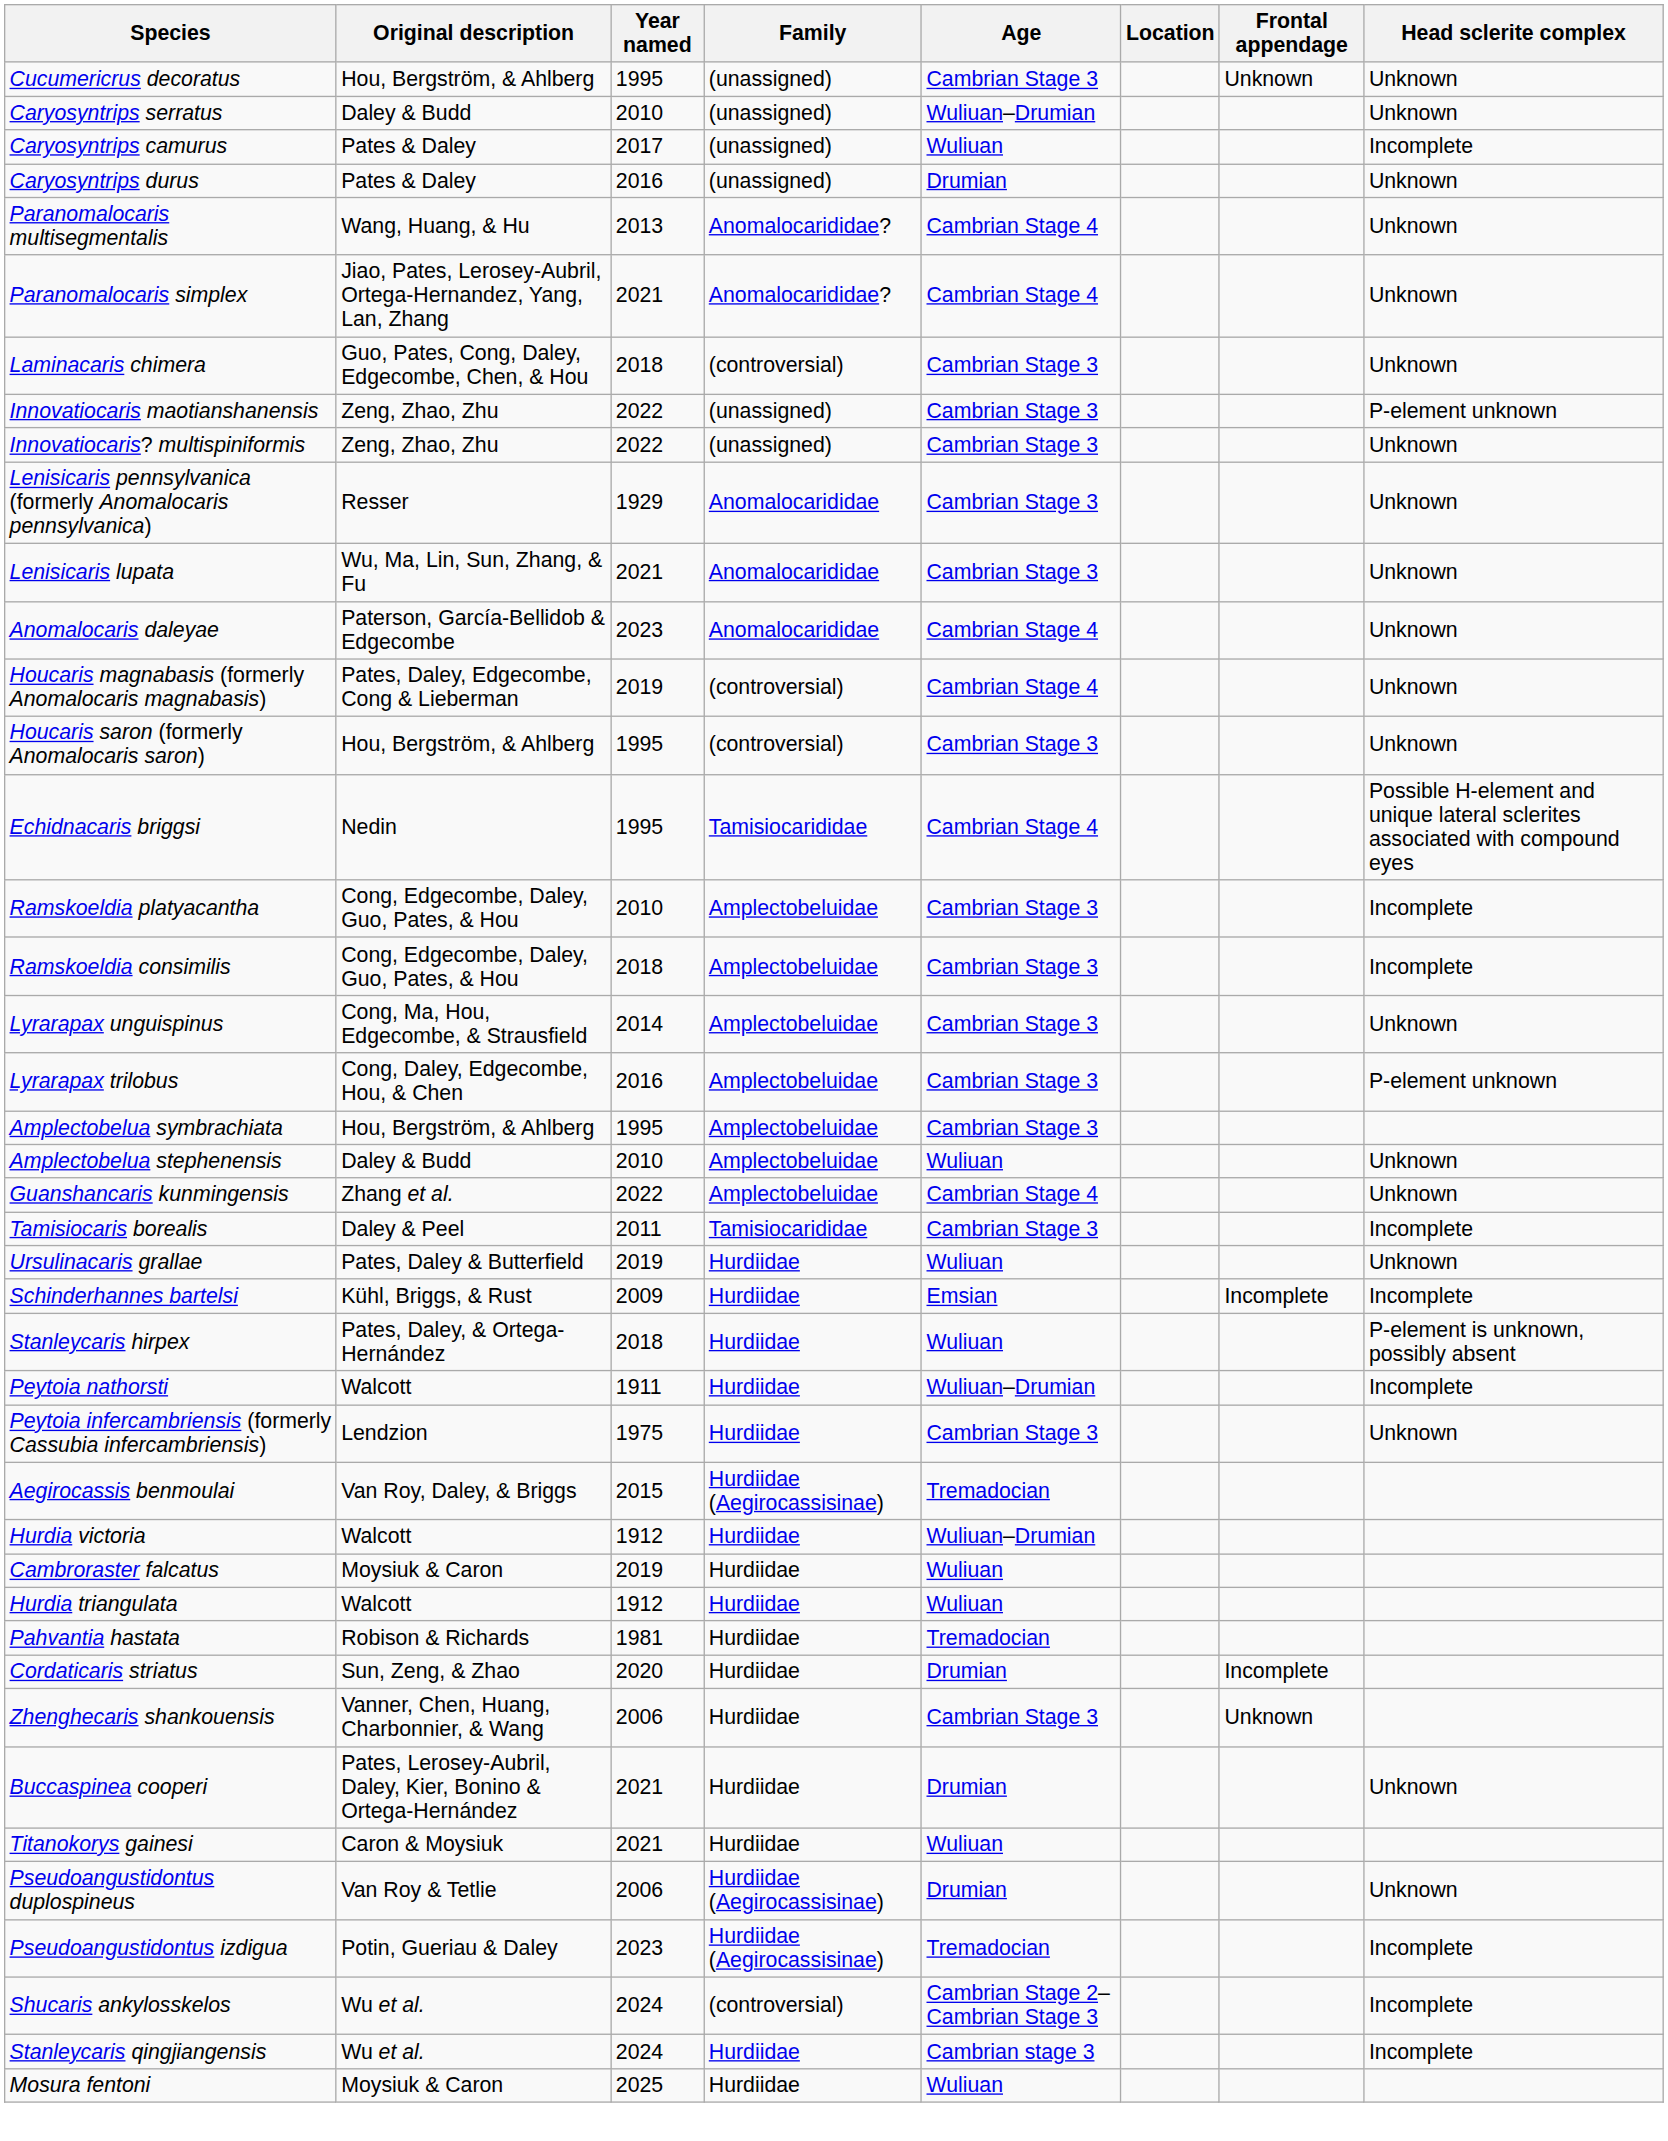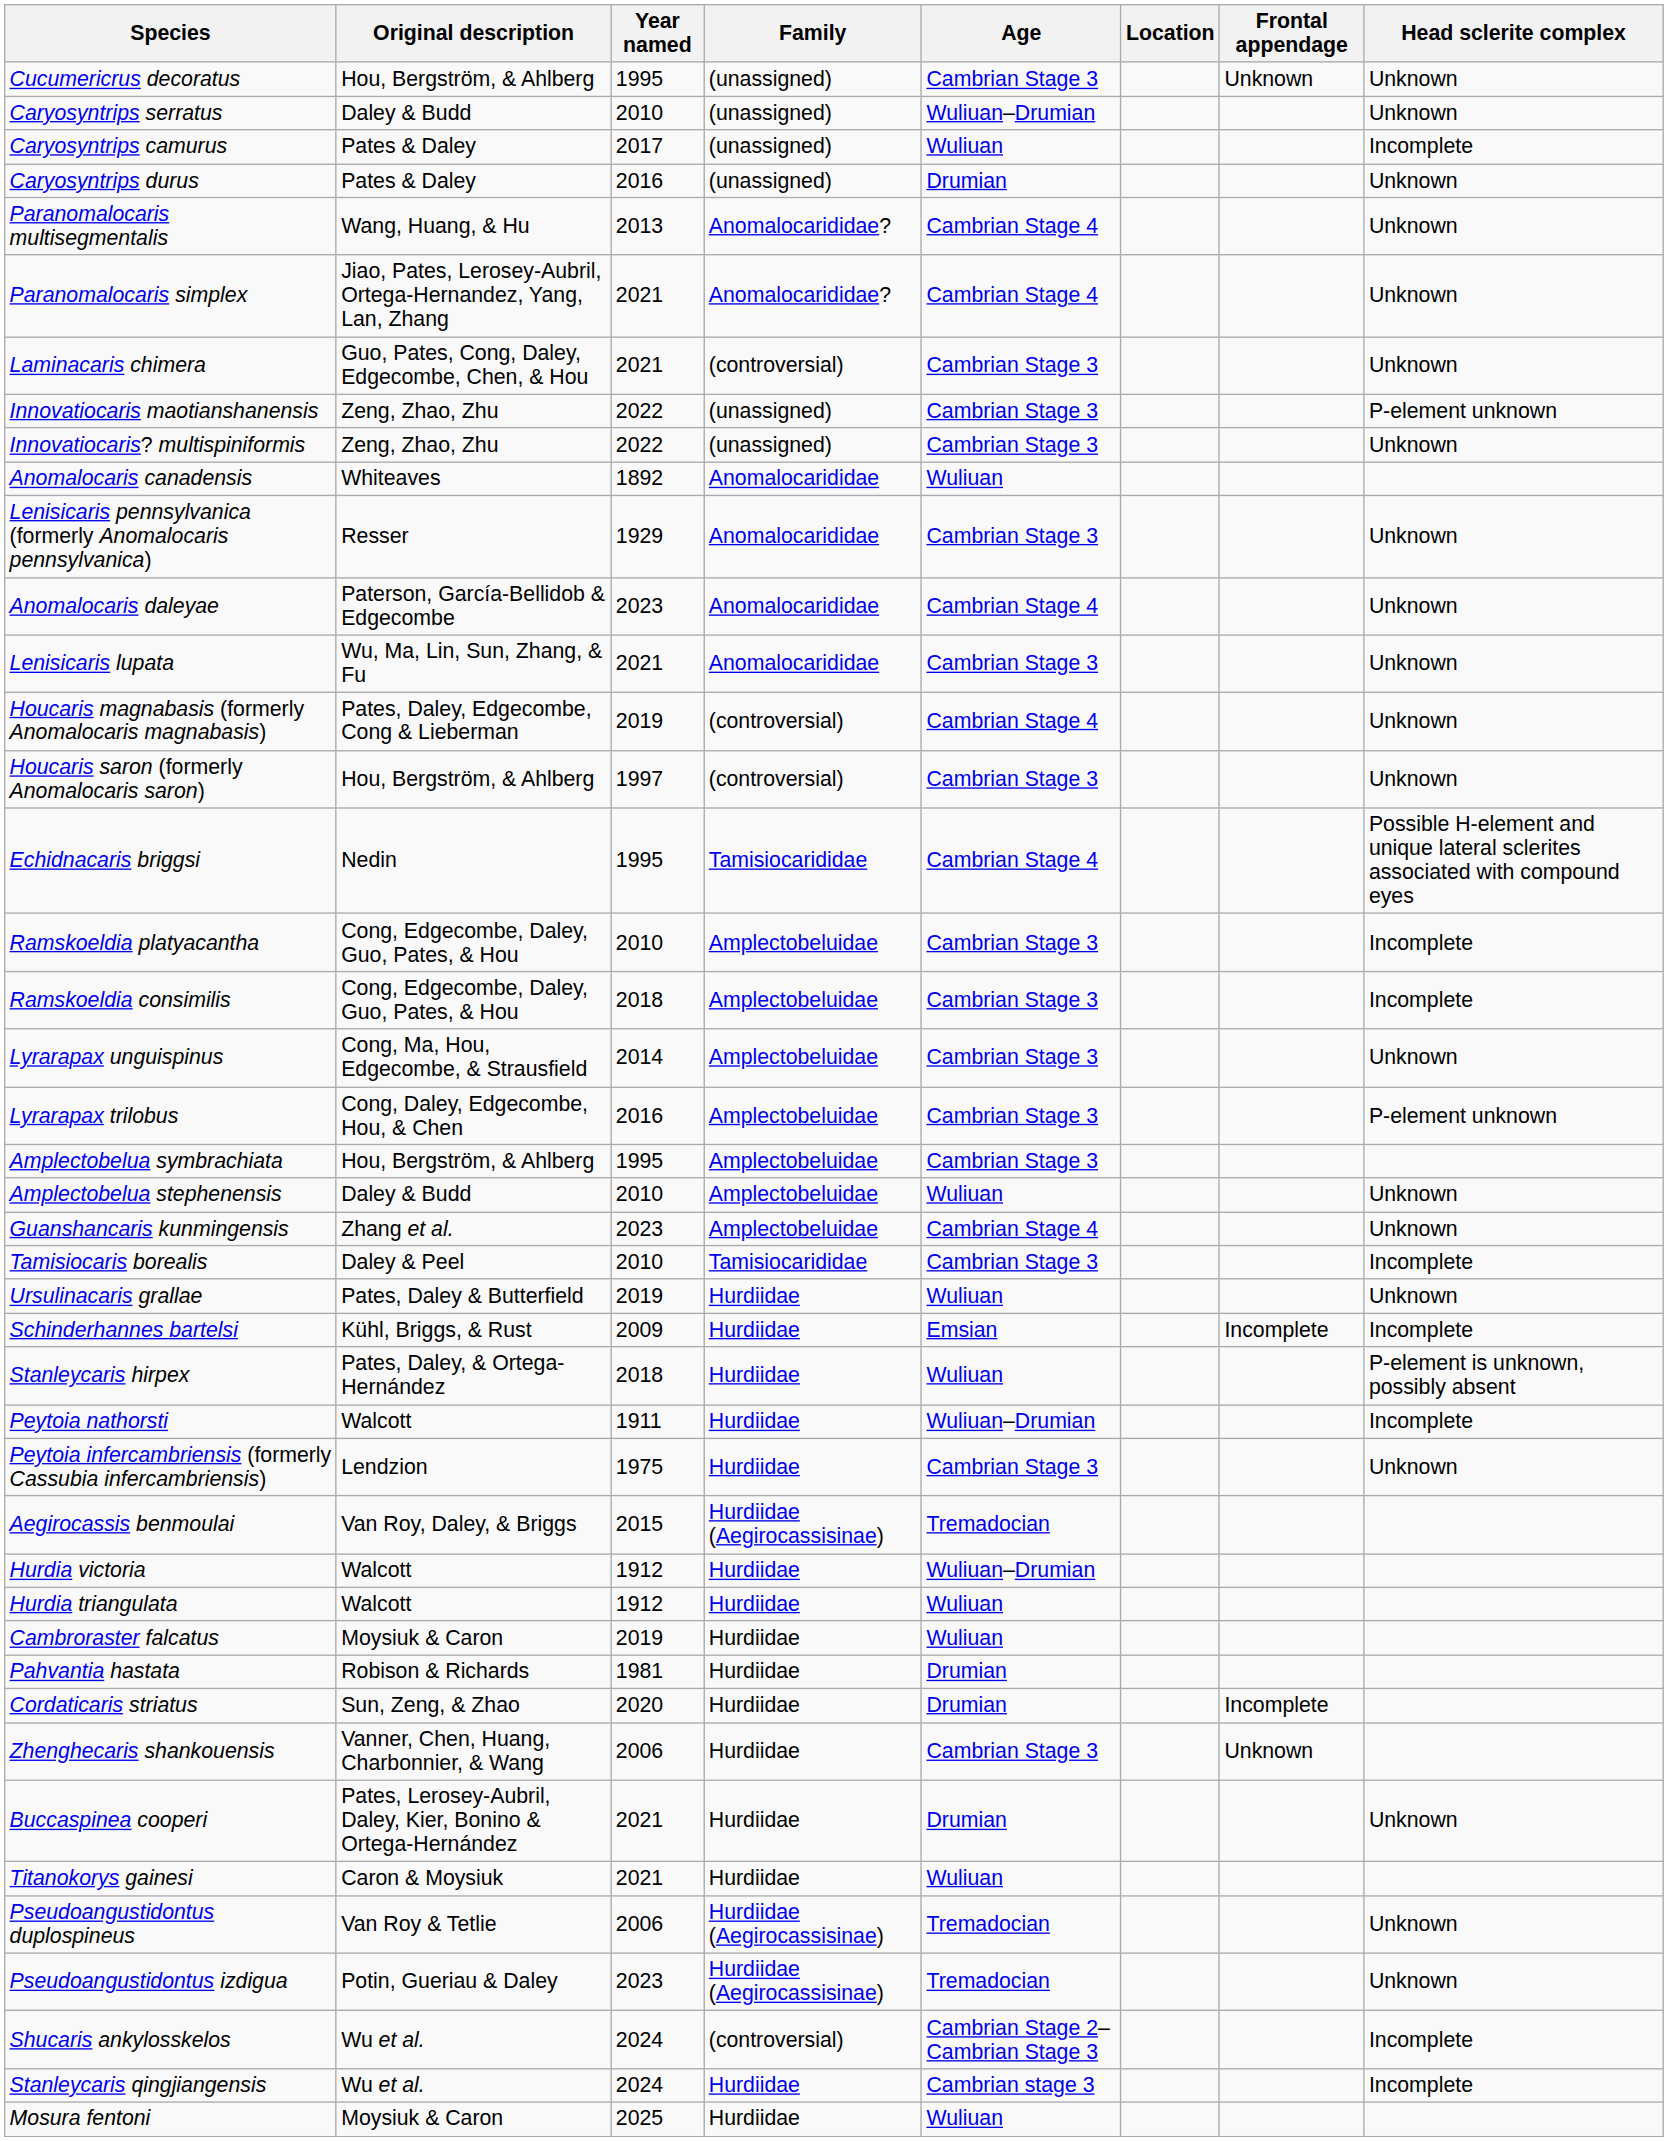(640, 365) 2018 -> (640, 365) 2021
+ row: (131, 478)
rows swapped: (92, 572) <-> (114, 629)
(640, 745) 1995 -> (640, 778) 1997
(640, 1194) 2022 -> (640, 1228) 2023
(639, 1228) 2011 -> (640, 1262) 2010
rows swapped: (94, 1604) <-> (114, 1570)
(988, 1637) Tremadocian -> (967, 1671) Drumian
(967, 1890) Drumian -> (988, 1924) Tremadocian
(1421, 1948) Incomplete -> (1413, 1981) Unknown
